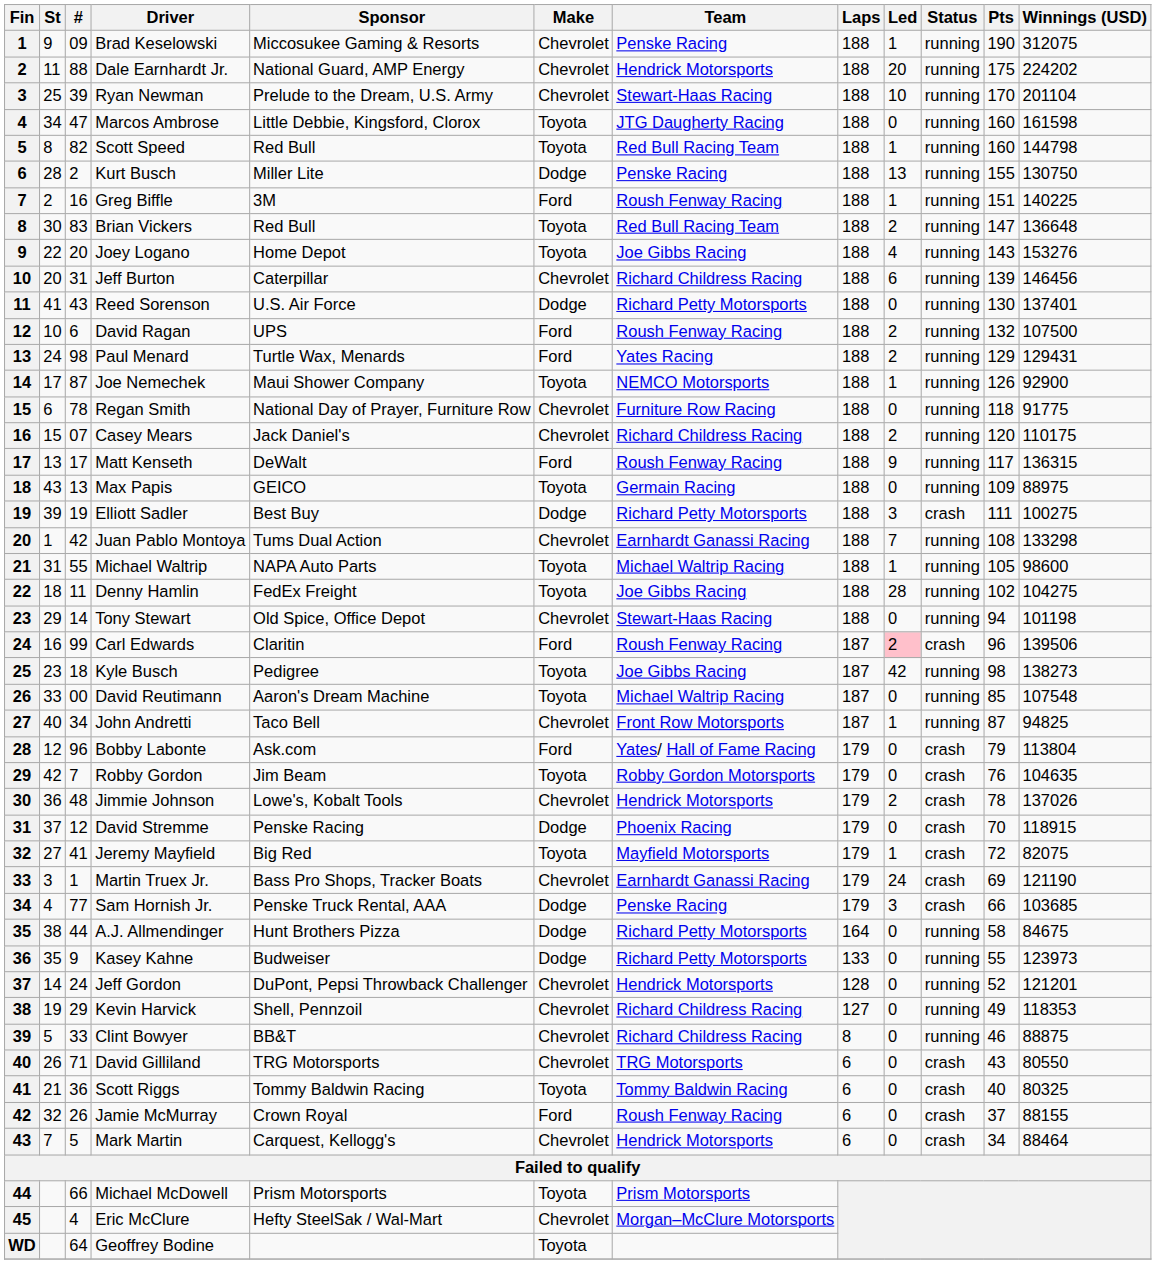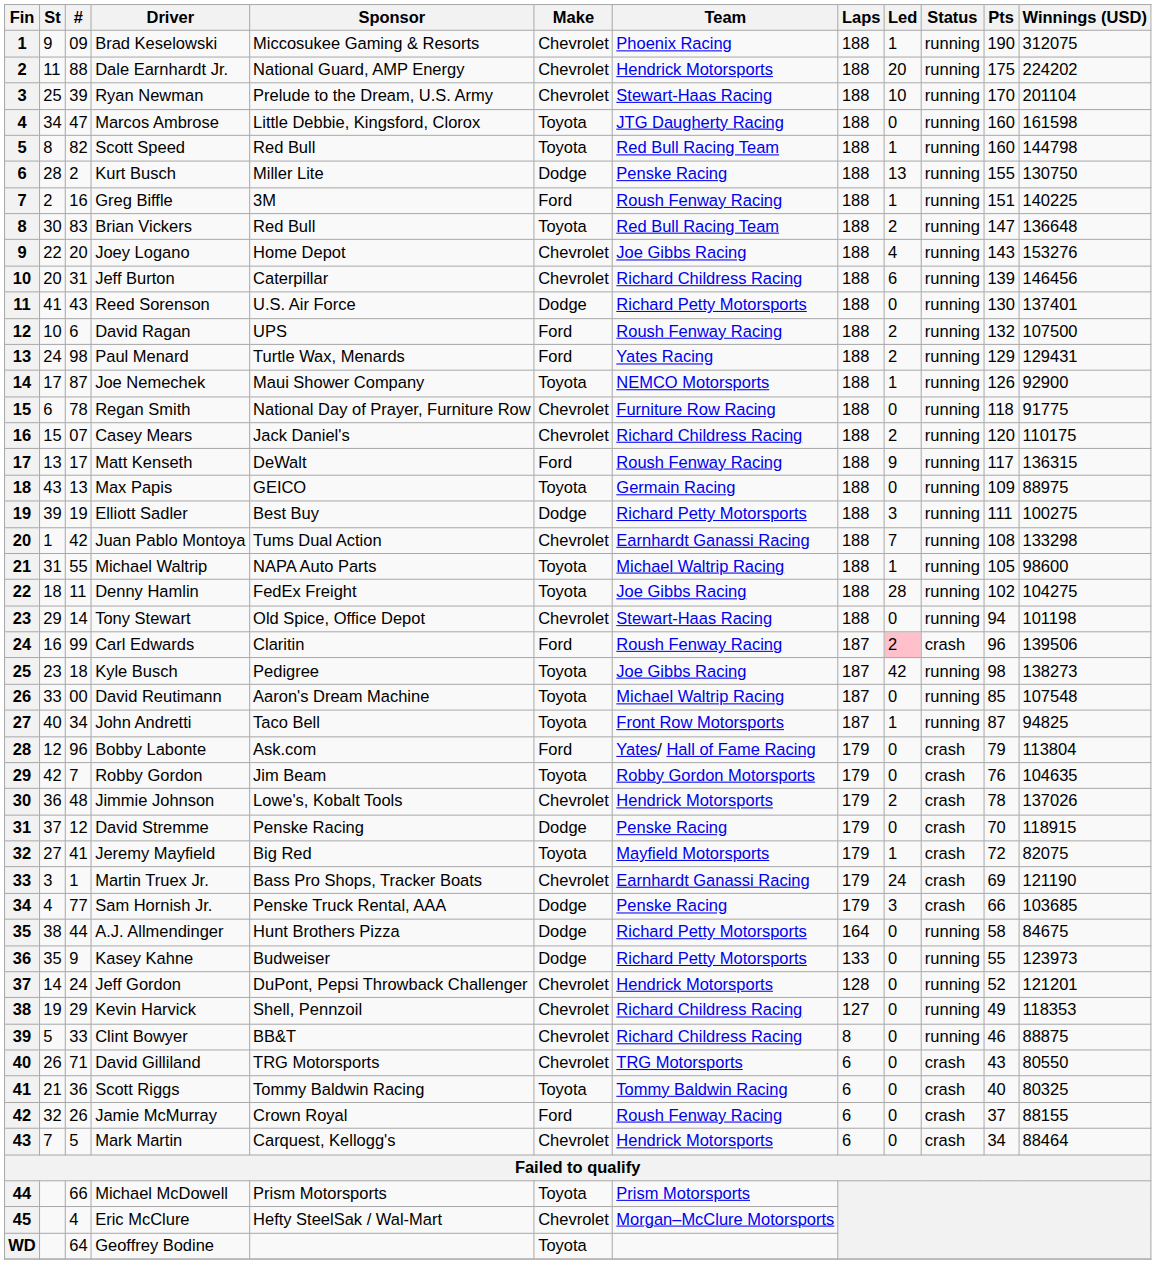(672, 43) Penske Racing -> (674, 43) Phoenix Racing
(562, 252) Toyota -> (573, 252) Chevrolet
(945, 514) crash -> (952, 514) running
(573, 723) Chevrolet -> (562, 723) Toyota
(674, 827) Phoenix Racing -> (672, 827) Penske Racing
